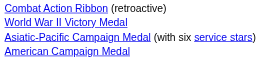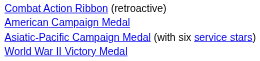rows swapped: (67, 51) <-> (66, 23)
